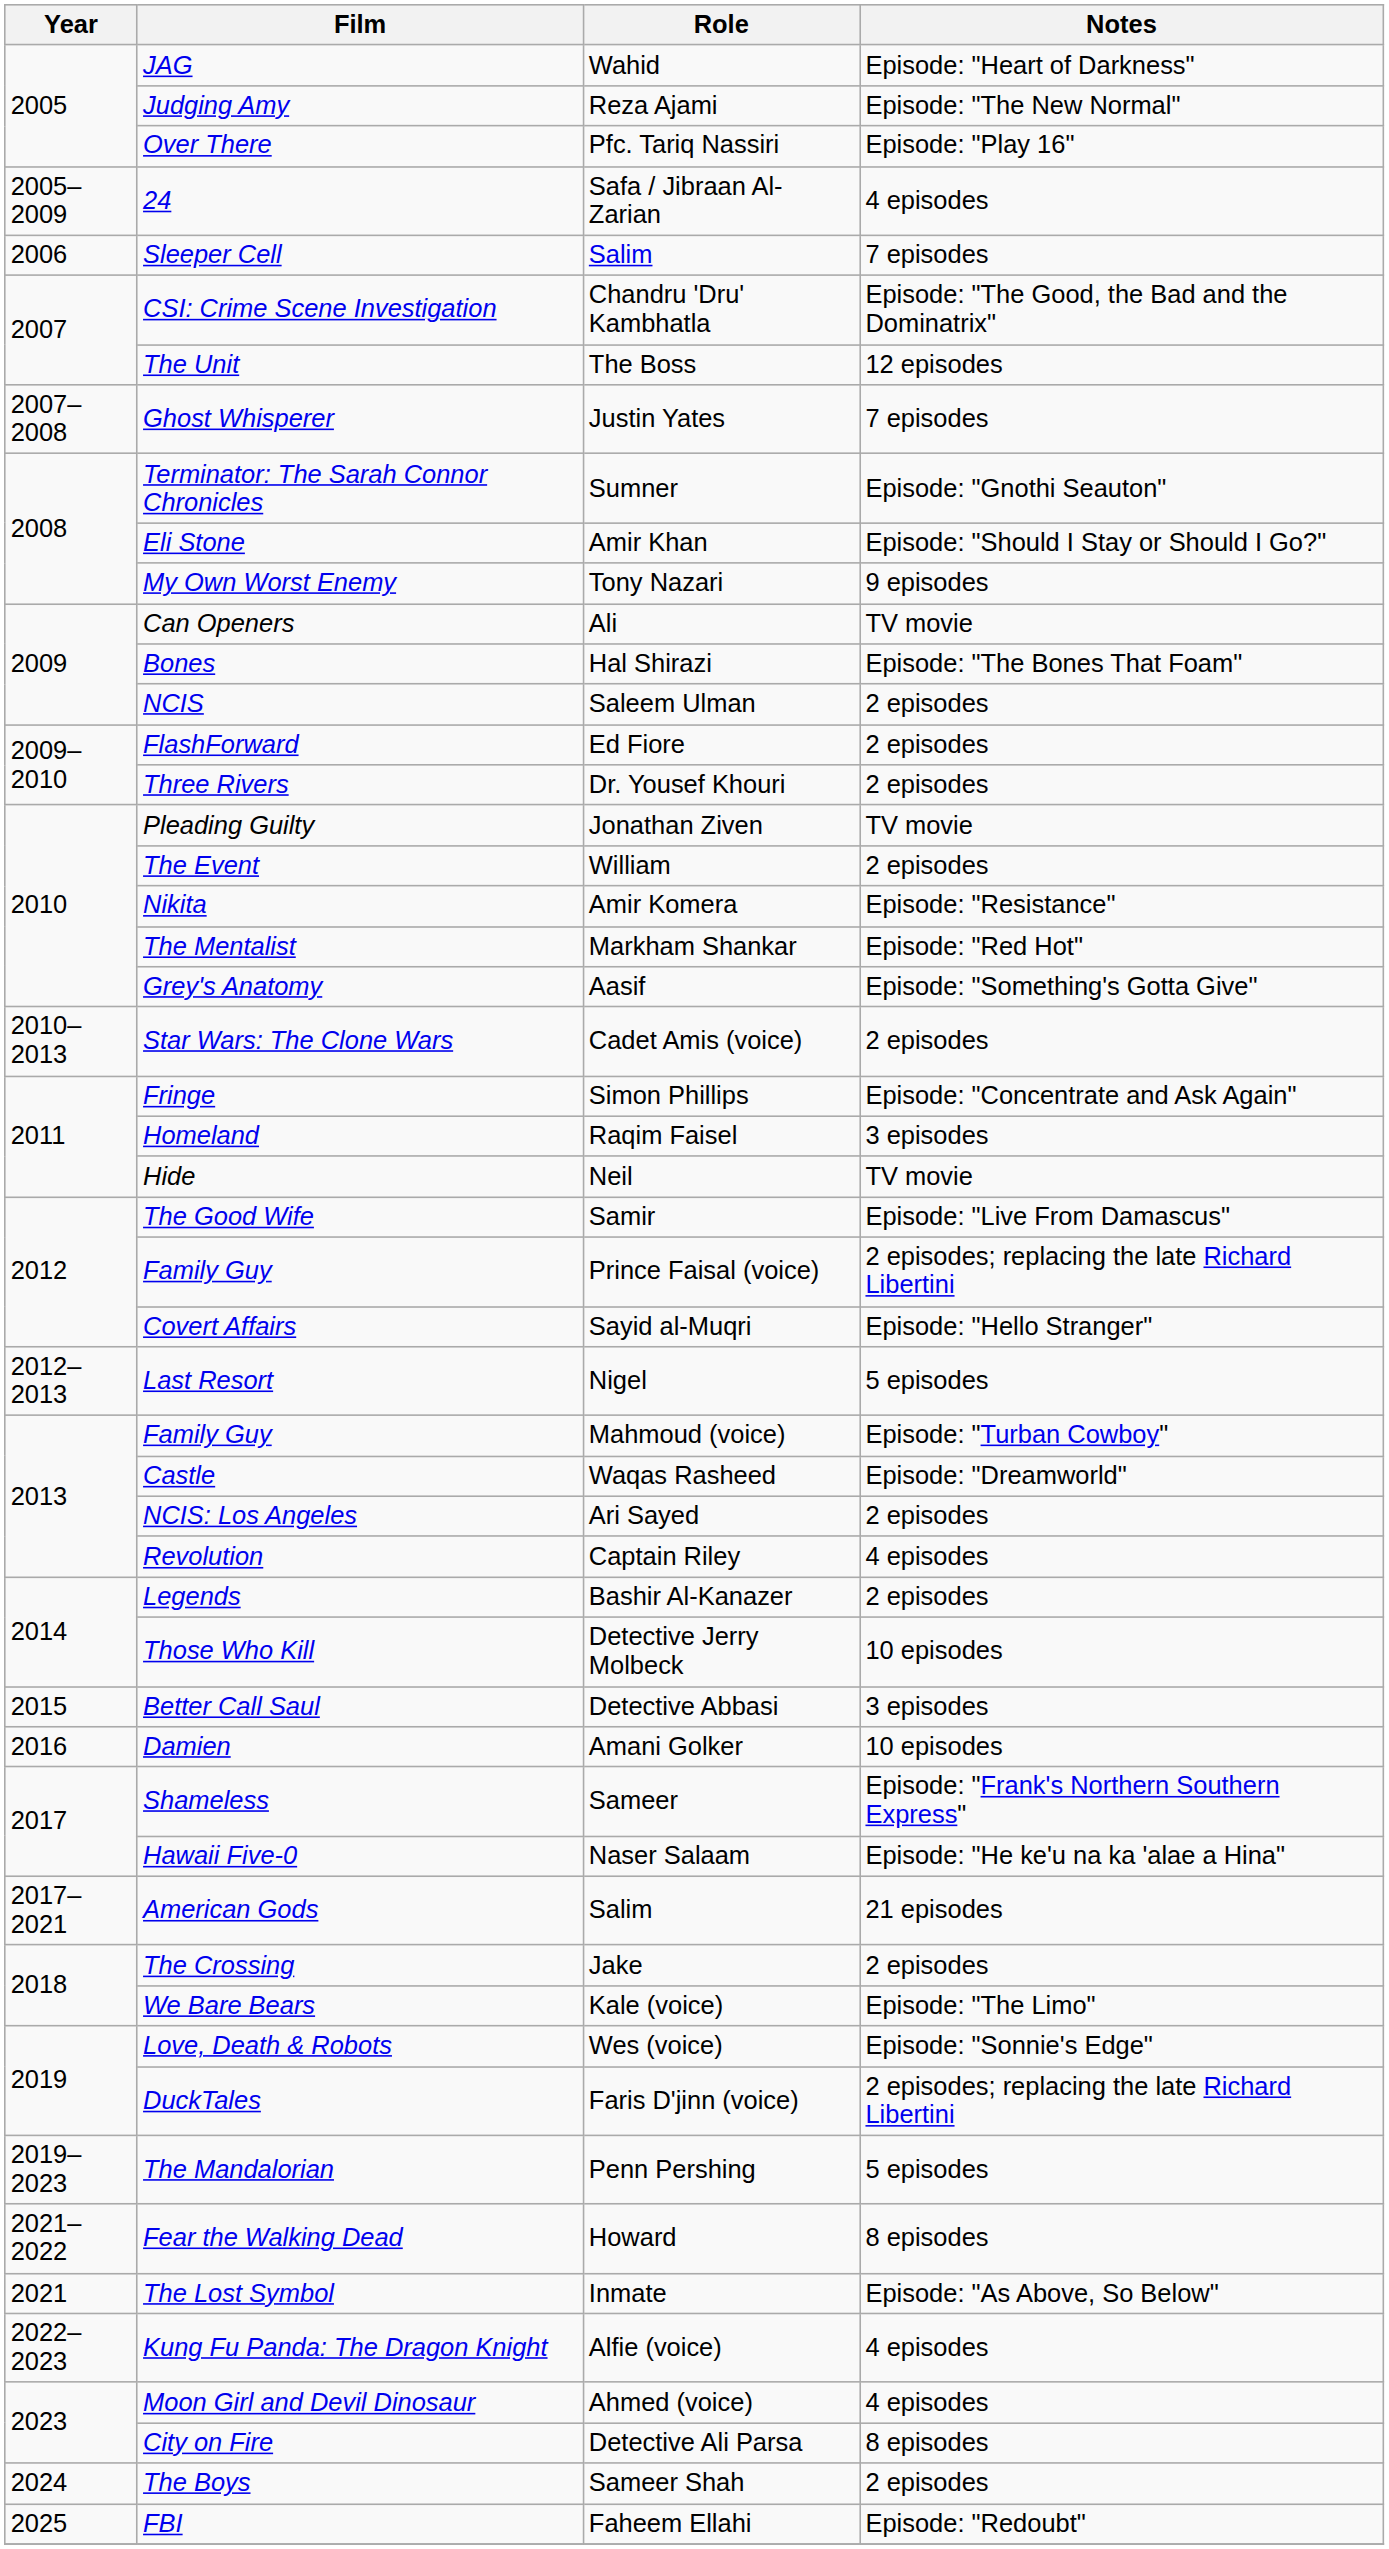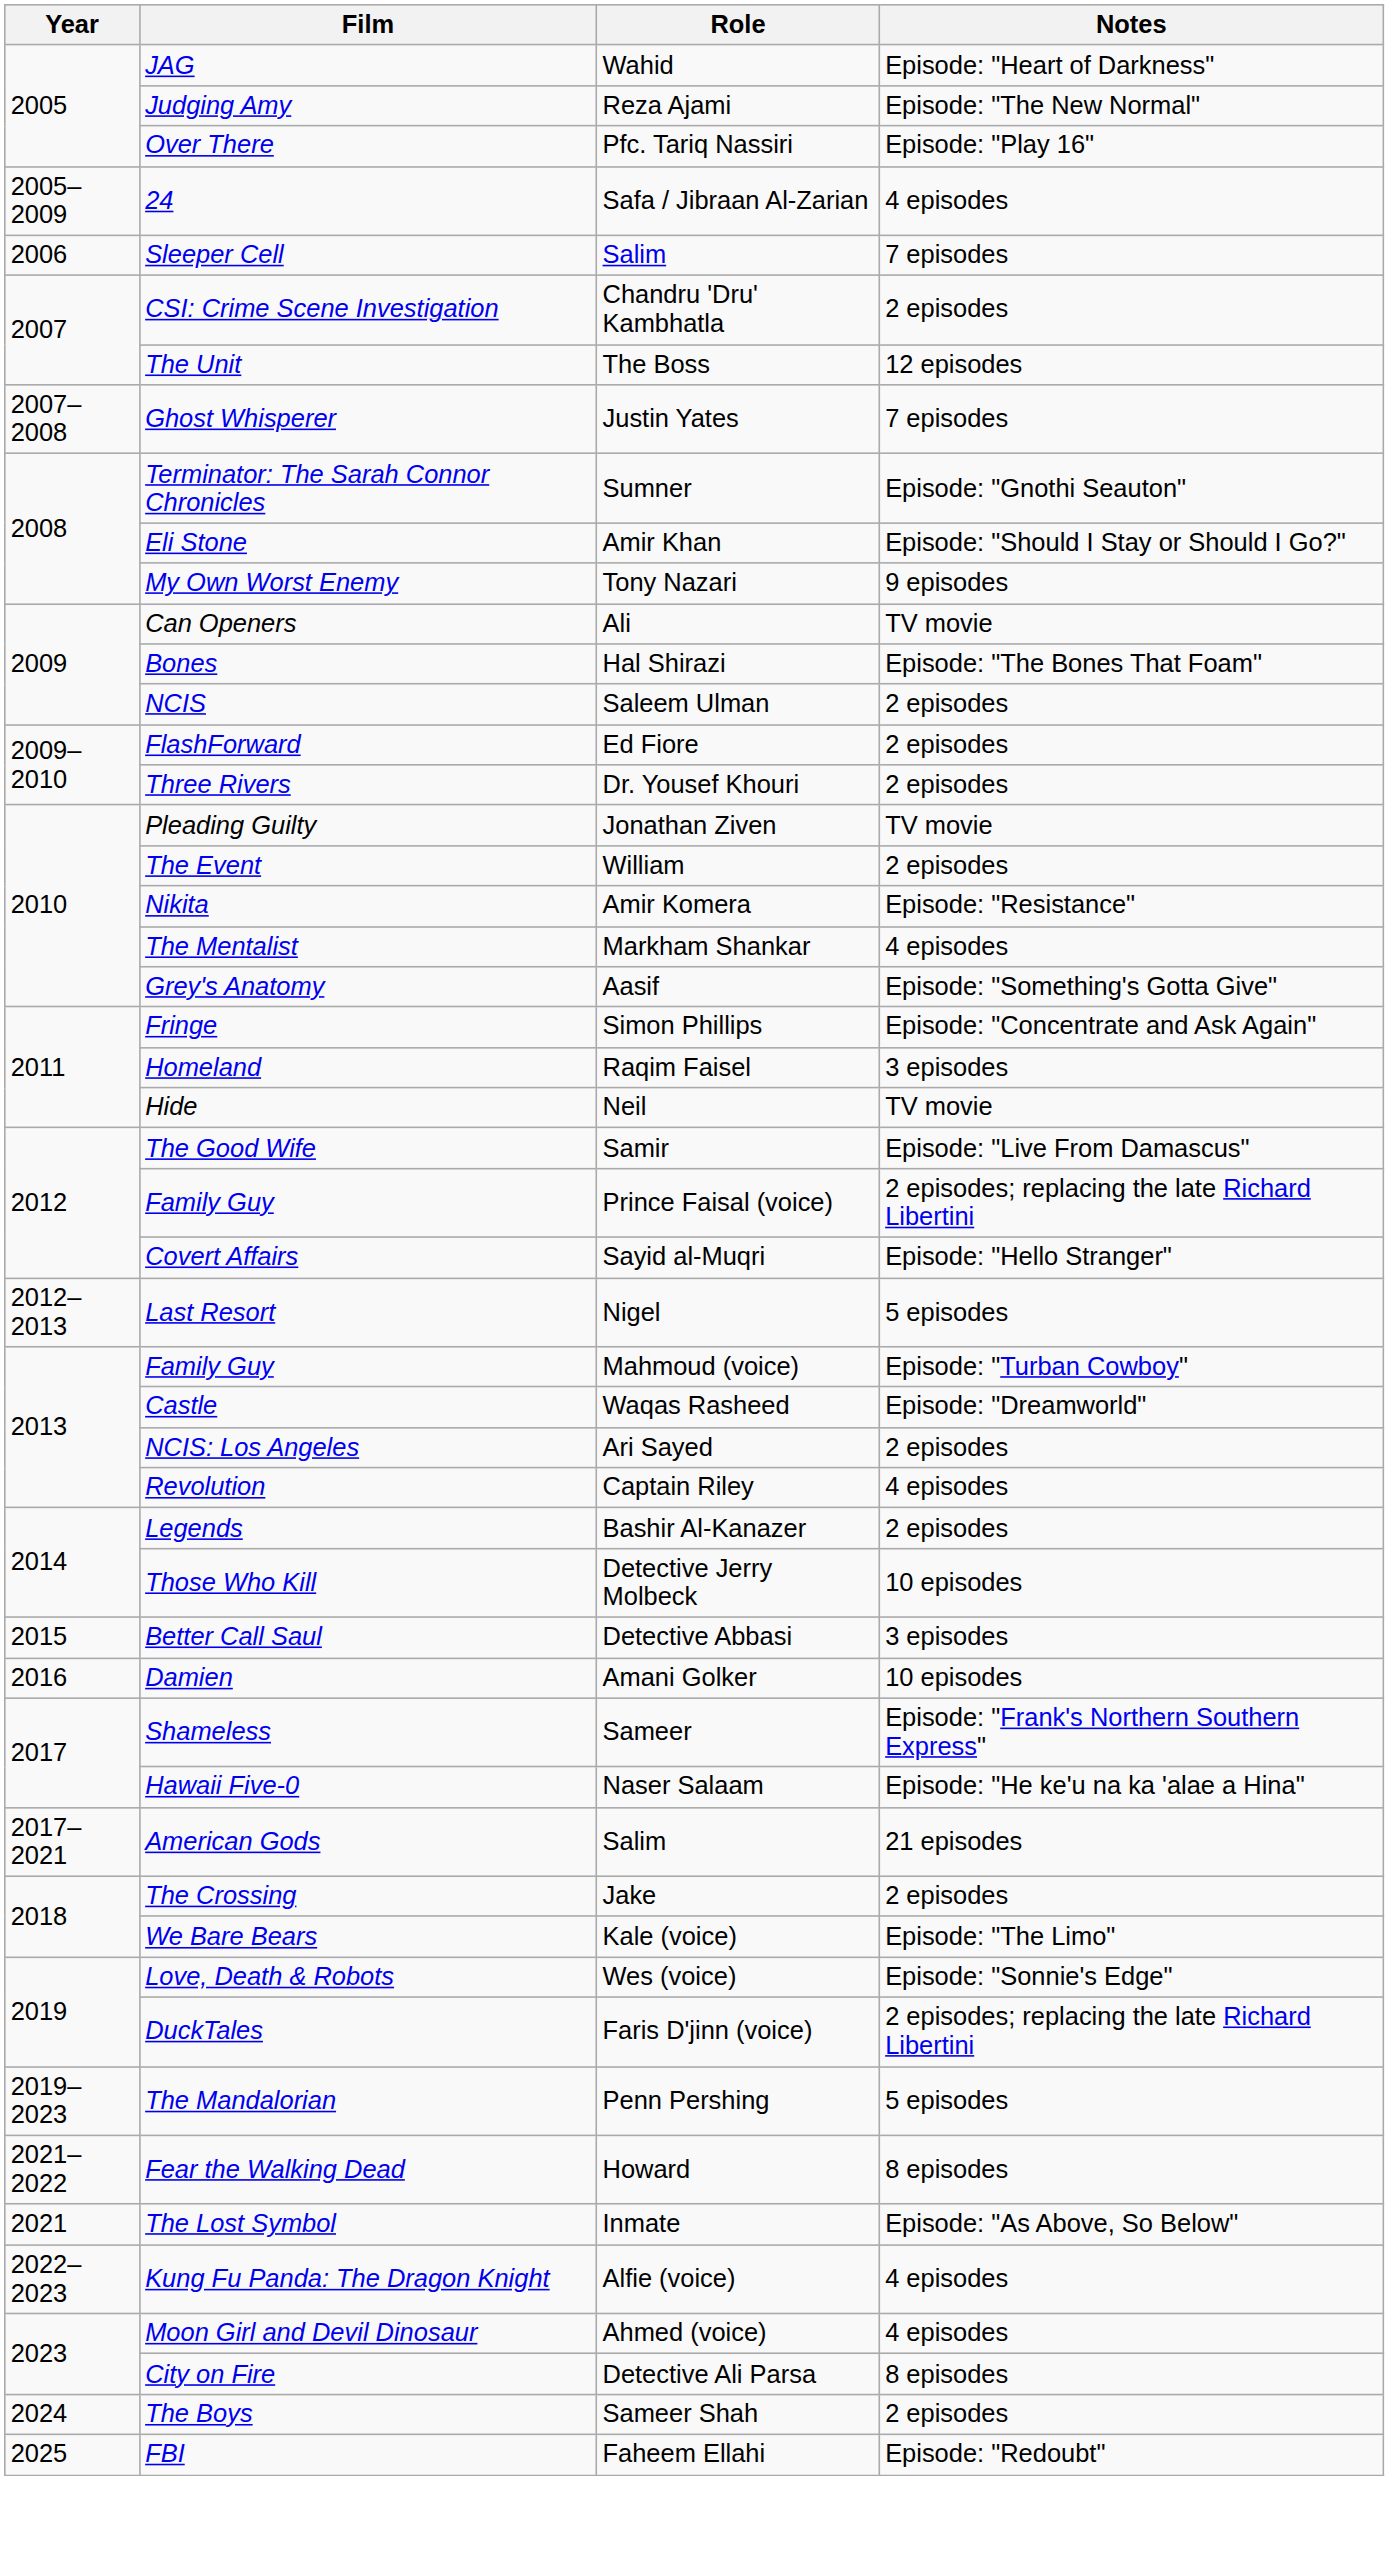(1076, 309) Episode: "The Good, the Bad and the Dominatrix" -> (947, 309) 2 episodes
(974, 946) Episode: "Red Hot" -> (947, 946) 4 episodes
- row: (298, 1041)
